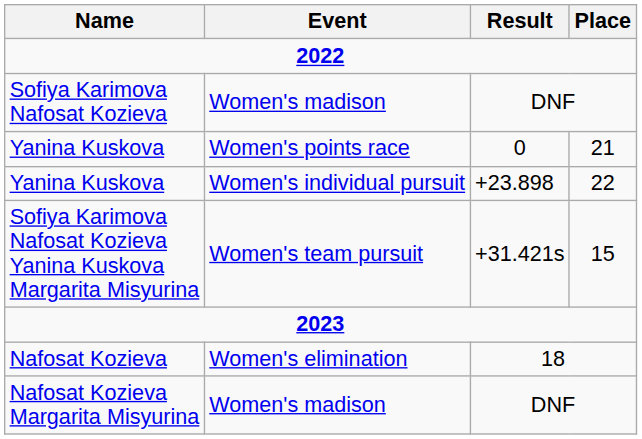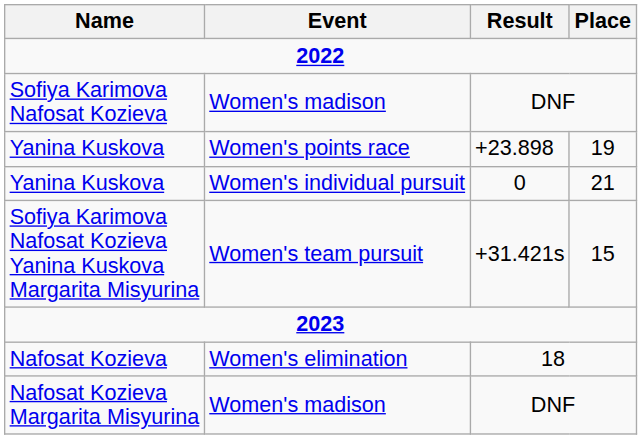(520, 148) 0 -> (514, 148) +23.898
(603, 148) 21 -> (603, 148) 19
(514, 182) +23.898 -> (520, 182) 0
(603, 182) 22 -> (603, 182) 21
